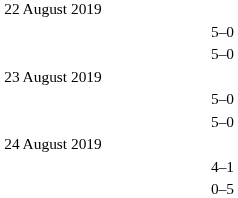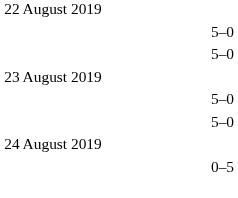- row: (84, 167)
